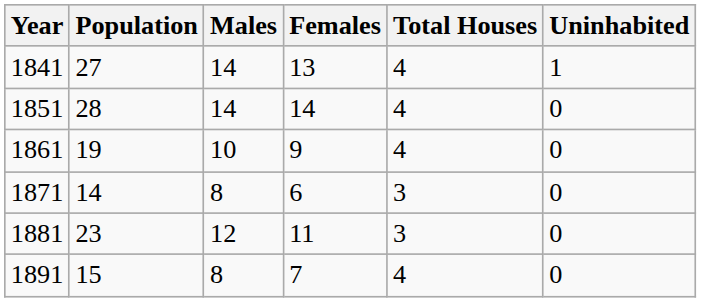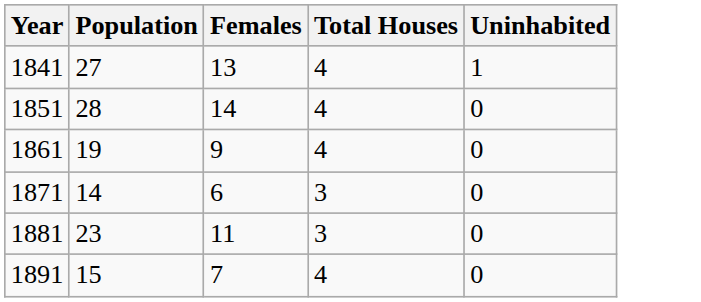- column: (244, 25)
